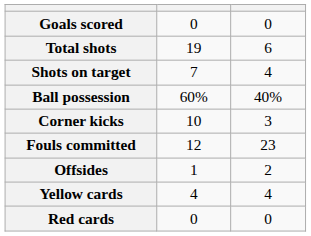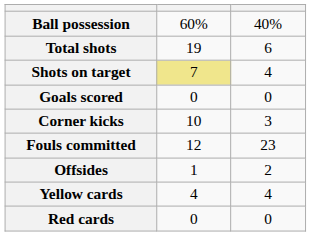rows swapped: (81, 23) <-> (81, 96)
(194, 72) no background -> (194, 72) khaki background
